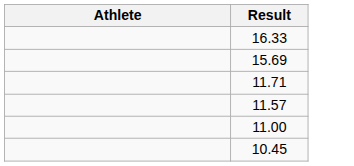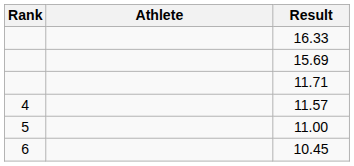+ column: (25, 15)
